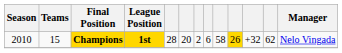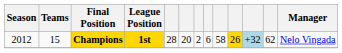(21, 39) 2010 -> (21, 39) 2012
(253, 39) no background -> (253, 39) lightblue background
